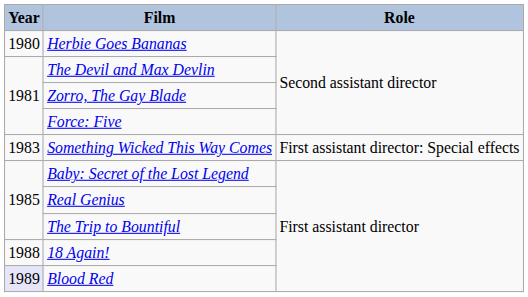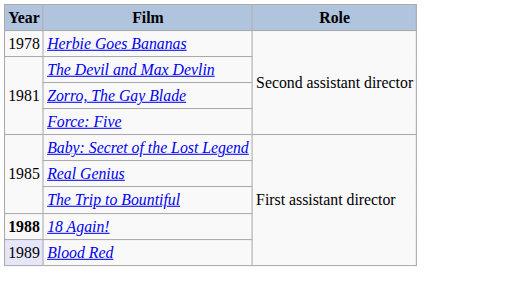(24, 43) 1980 -> (24, 43) 1978
- row: (160, 148)
(24, 252) normal -> (24, 226) bold
